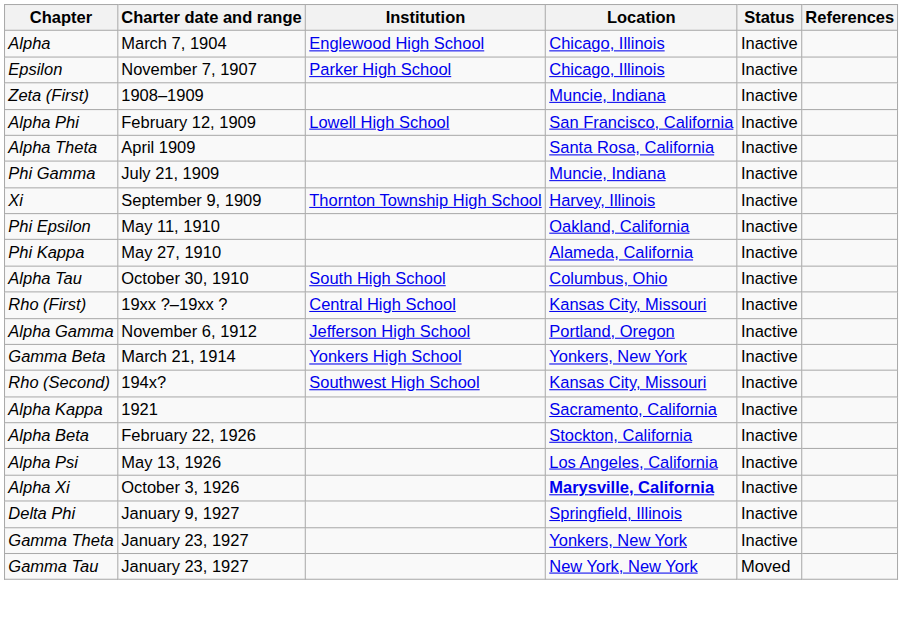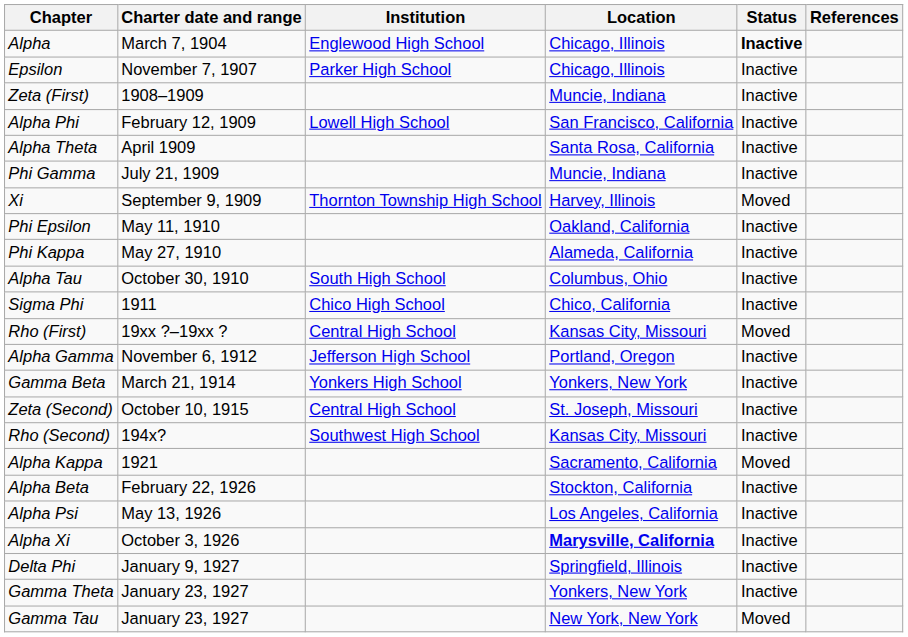(769, 43) normal -> (772, 43) bold
(769, 200) Inactive -> (766, 200) Moved
+ row: (46, 305)
(769, 305) Inactive -> (766, 331) Moved
+ row: (61, 409)
(769, 409) Inactive -> (766, 461) Moved
